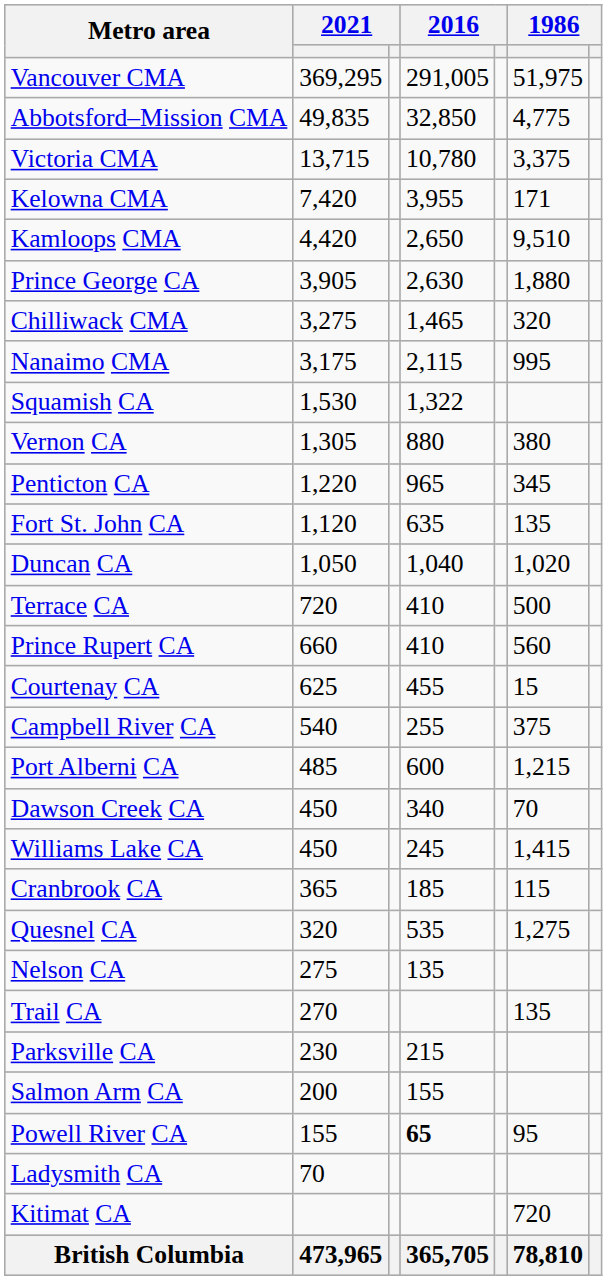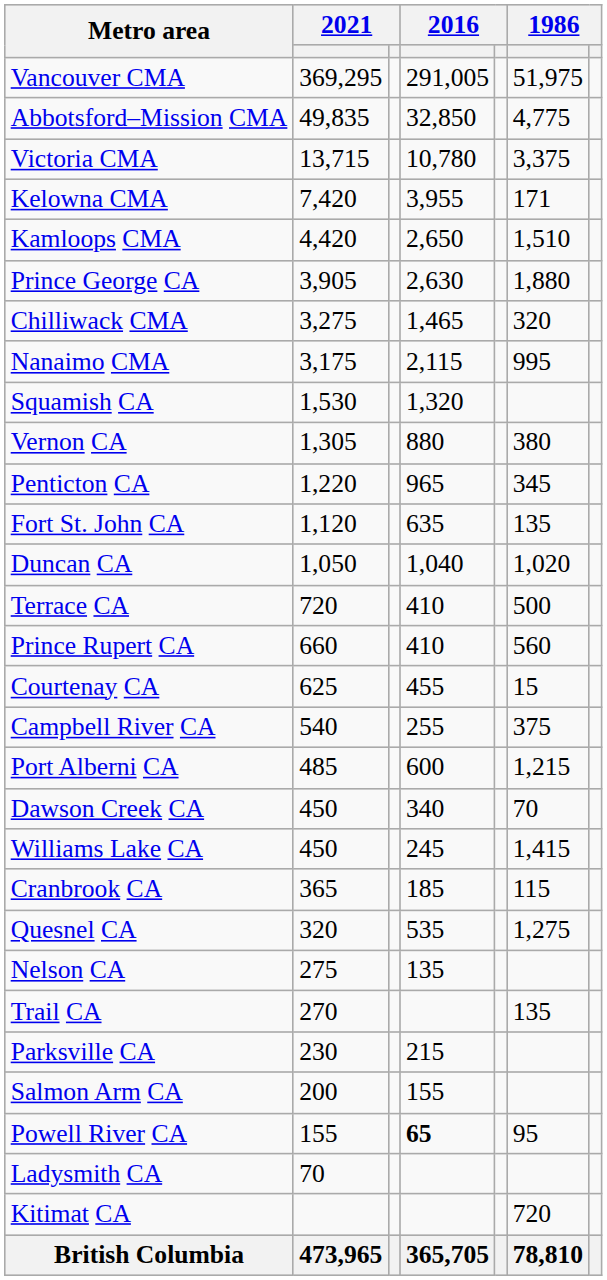(542, 239) 9,510 -> (542, 239) 1,510
(435, 402) 1,322 -> (435, 402) 1,320
